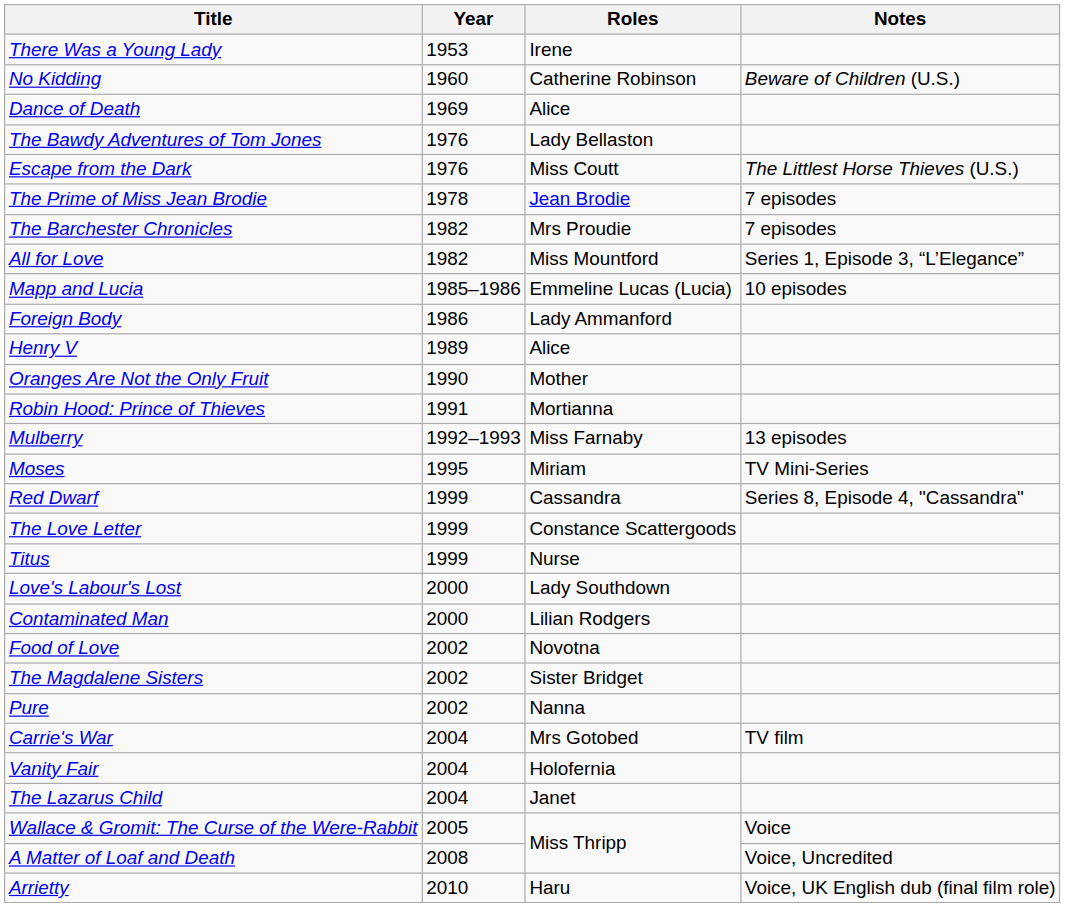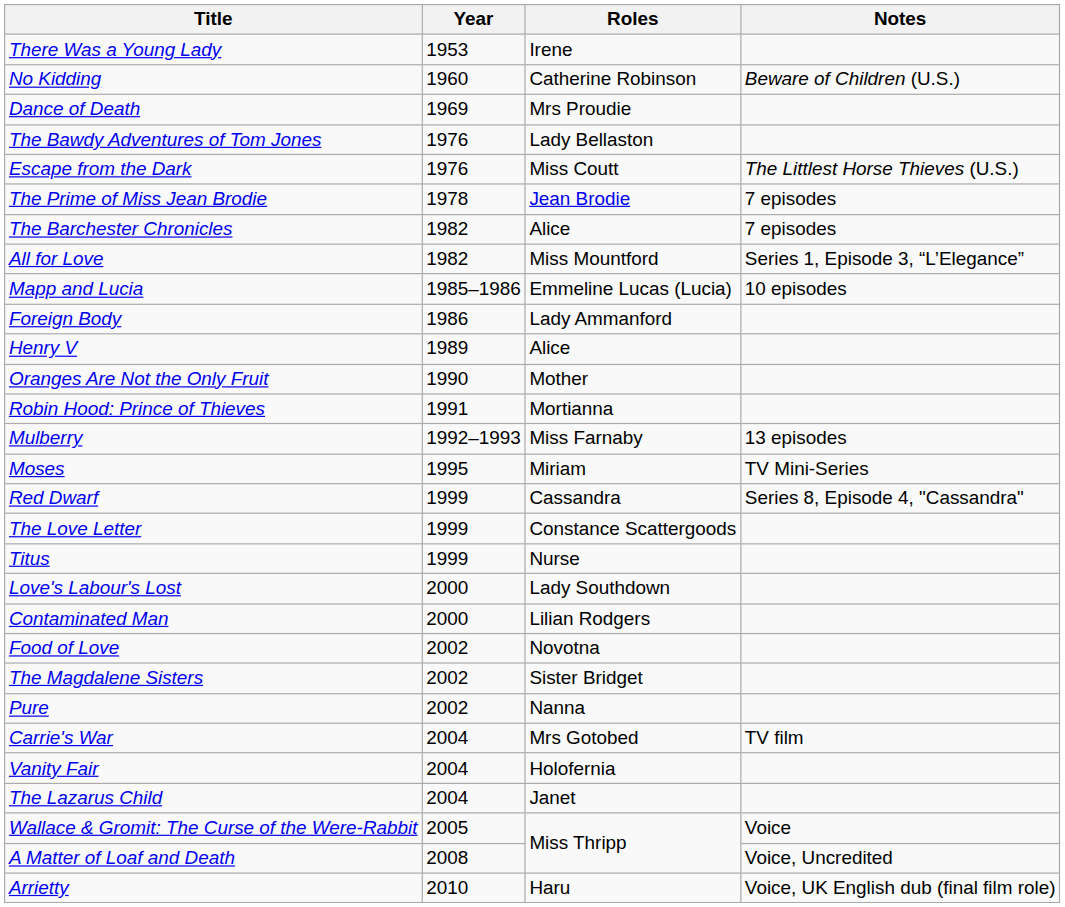(550, 109) Alice -> (580, 109) Mrs Proudie
(580, 229) Mrs Proudie -> (550, 229) Alice
